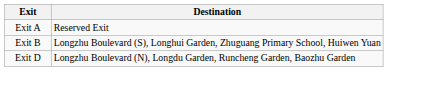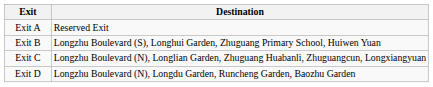+ row: (28, 58)
